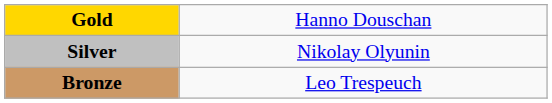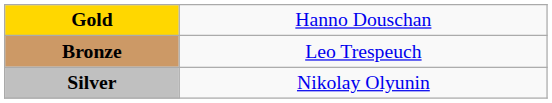rows swapped: (92, 51) <-> (92, 82)
